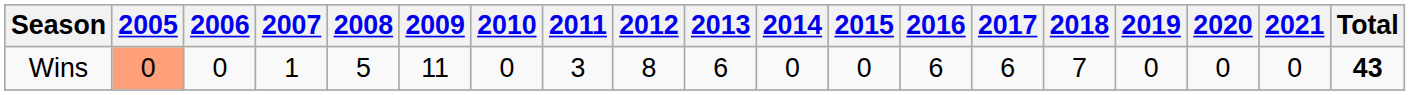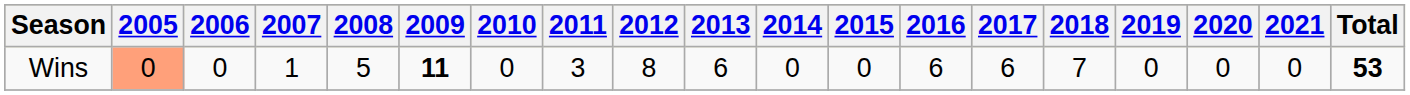(435, 68) normal -> (435, 68) bold
(1368, 68) 43 -> (1368, 68) 53
